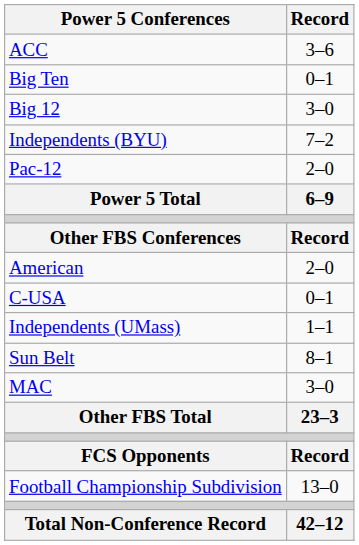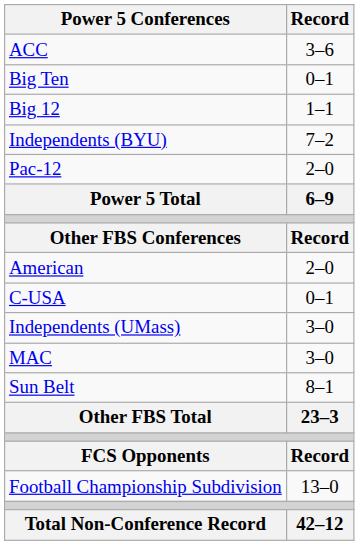(320, 109) 3–0 -> (320, 109) 1–1
(320, 327) 1–1 -> (320, 327) 3–0
rows swapped: (30, 387) <-> (42, 357)
